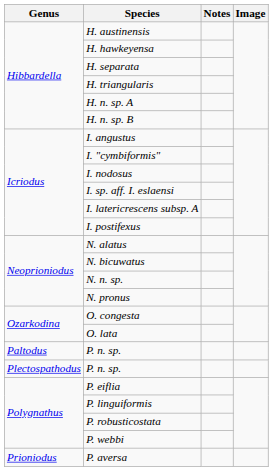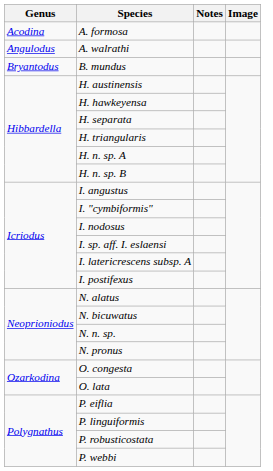+ row: (26, 31)
+ row: (31, 48)
+ row: (33, 66)
- row: (27, 350)
- row: (44, 368)
- row: (32, 457)
